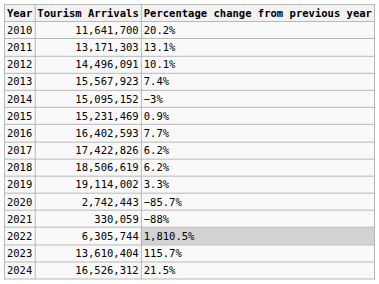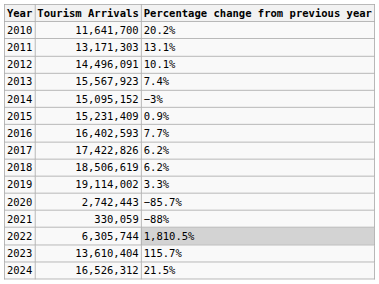(107, 116) 15,231,469 -> (107, 116) 15,231,409
